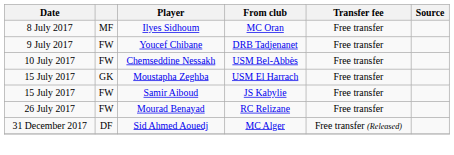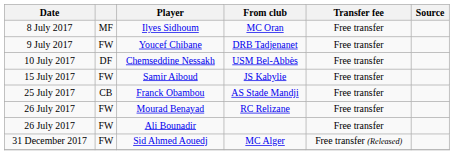(106, 60) FW -> (106, 60) DF
- row: (171, 76)
+ row: (170, 92)
+ row: (170, 125)
(106, 125) DF -> (106, 141) FW
